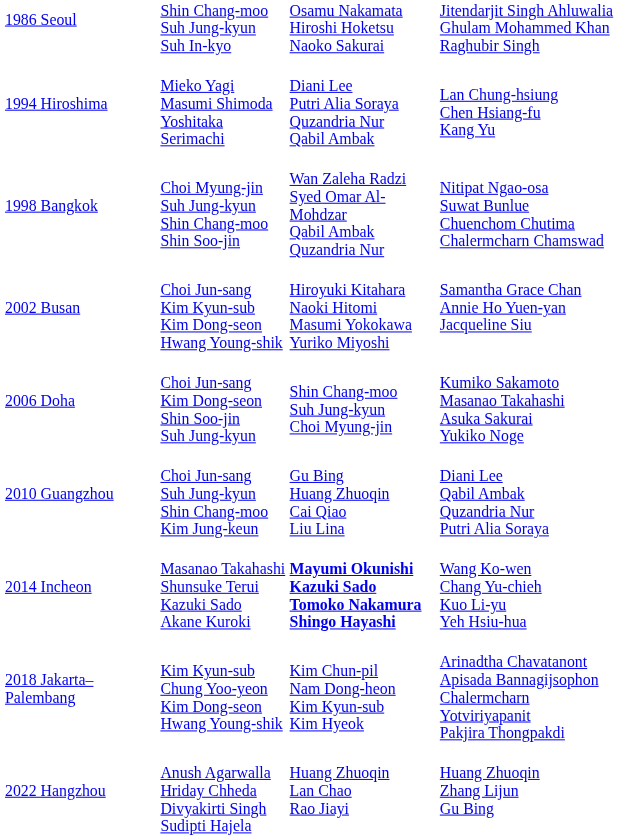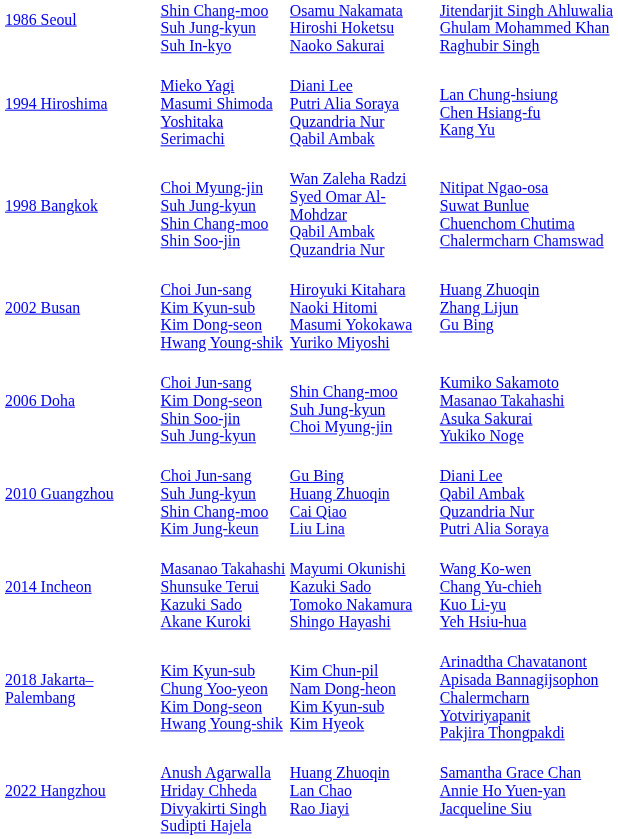(511, 307) Samantha Grace Chan Annie Ho Yuen-yan Jacqueline Siu -> (490, 307) Huang Zhuoqin Zhang Lijun Gu Bing
(356, 595) bold -> (351, 595) normal
(490, 790) Huang Zhuoqin Zhang Lijun Gu Bing -> (510, 790) Samantha Grace Chan Annie Ho Yuen-yan Jacqueline Siu
